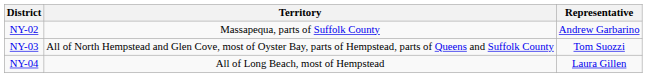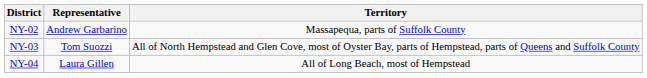columns swapped: (599, 13) <-> (300, 13)
